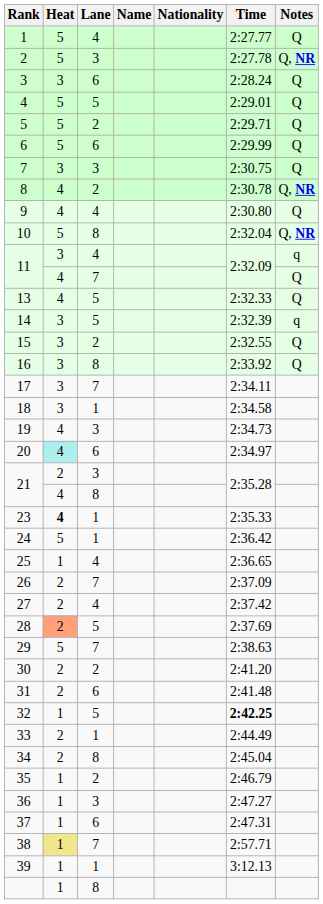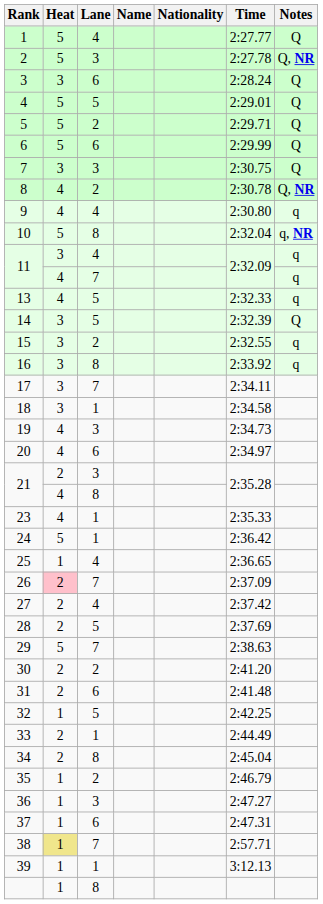(297, 211) Q -> (296, 211) q
(297, 233) Q, NR -> (296, 233) q, NR
(297, 277) Q -> (296, 277) q
(297, 299) Q -> (296, 299) q
(297, 320) q -> (296, 320) Q
(297, 342) Q -> (296, 342) q
(297, 364) Q -> (296, 364) q
(60, 451) paleturquoise background -> (60, 451) no background
(60, 517) bold -> (60, 517) normal
(60, 582) no background -> (60, 582) pink background
(60, 626) lightsalmon background -> (60, 626) no background
(251, 713) bold -> (251, 713) normal
